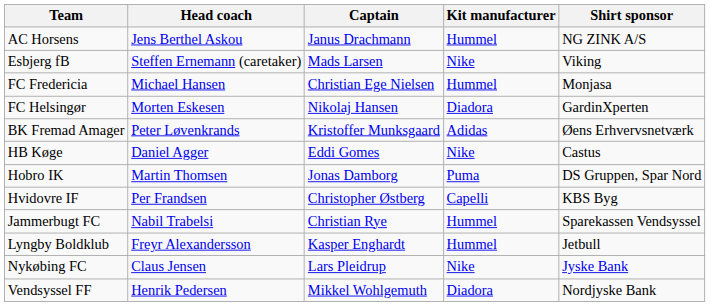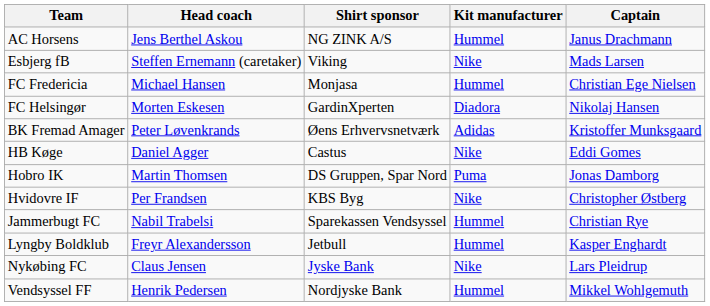columns swapped: (374, 15) <-> (632, 15)
(467, 198) Capelli -> (468, 198) Nike
(470, 289) Diadora -> (479, 289) Hummel
